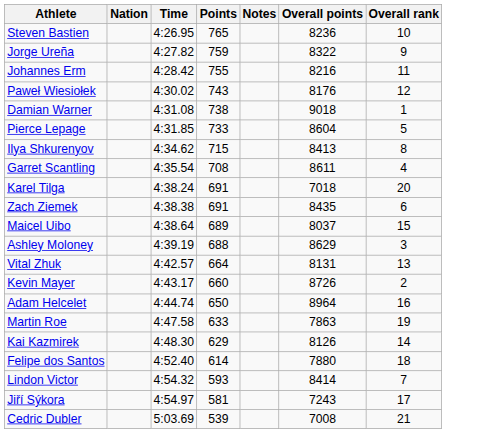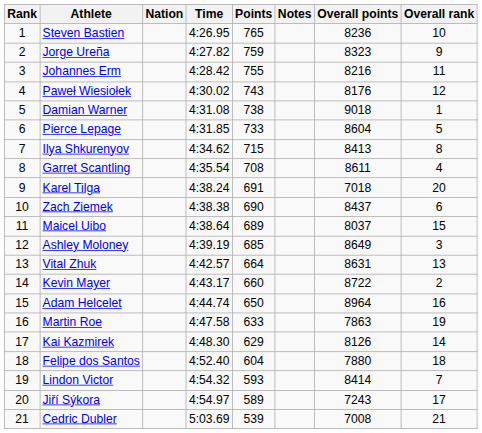+ column: (22, 14)
(322, 52) 8322 -> (358, 52) 8323
(218, 206) 691 -> (254, 206) 690
(322, 206) 8435 -> (358, 206) 8437
(218, 245) 688 -> (254, 245) 685
(322, 245) 8629 -> (358, 245) 8649
(322, 264) 8131 -> (358, 264) 8631
(322, 284) 8726 -> (358, 284) 8722
(218, 361) 614 -> (254, 361) 604
(218, 399) 581 -> (254, 399) 589
